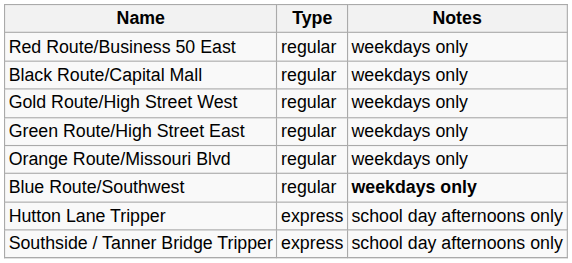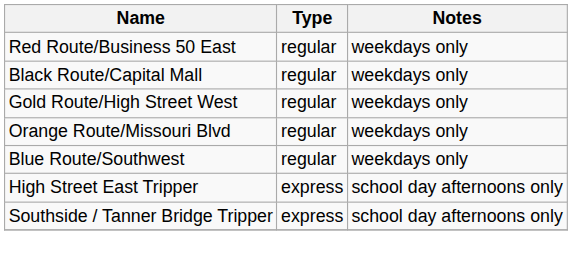- row: (127, 131)
(414, 187) bold -> (410, 159) normal
+ row: (103, 187)
- row: (87, 215)
